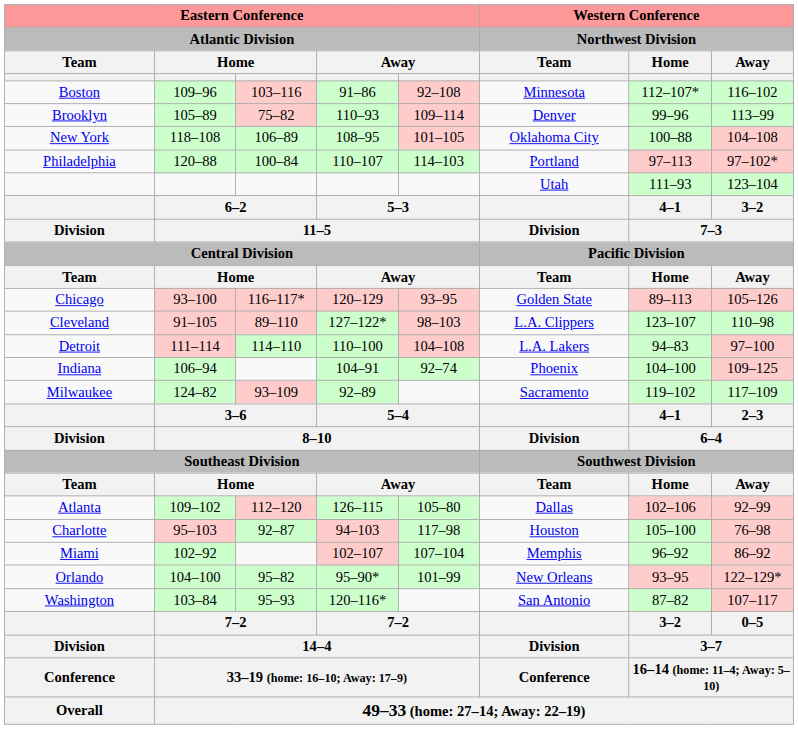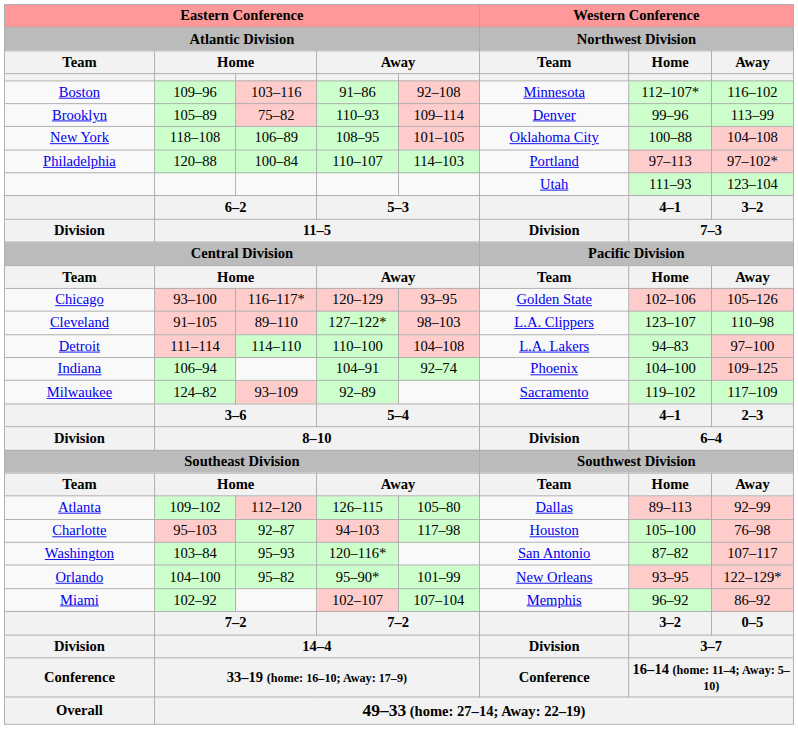(670, 299) 89–113 -> (670, 299) 102–106
(670, 507) 102–106 -> (670, 507) 89–113
rows swapped: (79, 553) <-> (79, 600)
